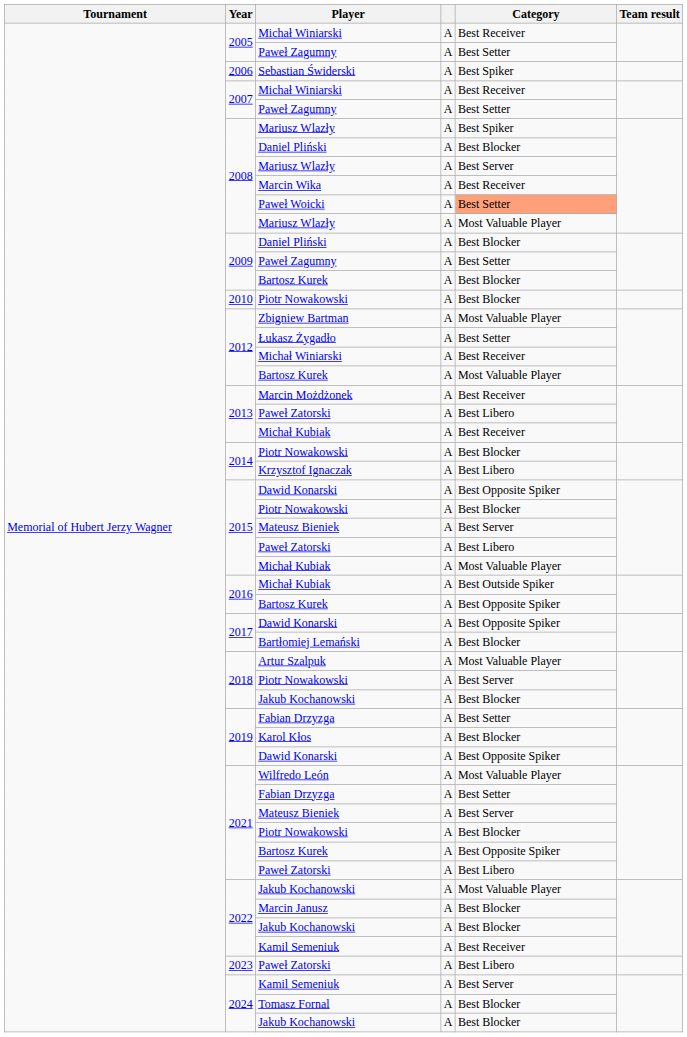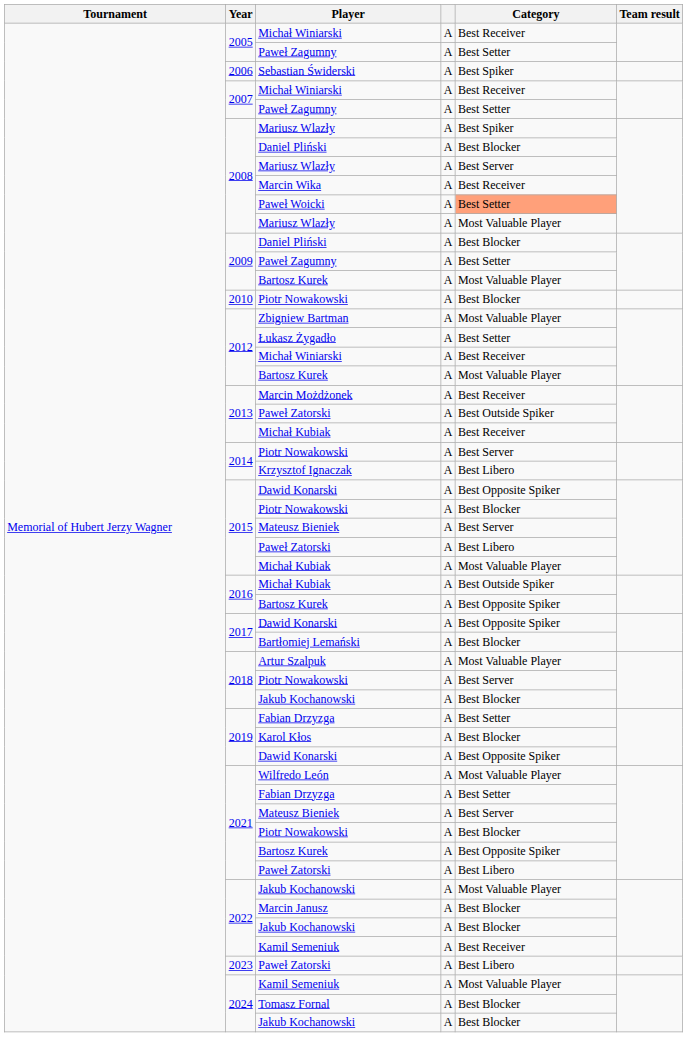(489, 280) Best Blocker -> (509, 280) Most Valuable Player
(486, 413) Best Libero -> (506, 413) Best Outside Spiker
(489, 451) Best Blocker -> (486, 451) Best Server
(486, 984) Best Server -> (509, 984) Most Valuable Player
